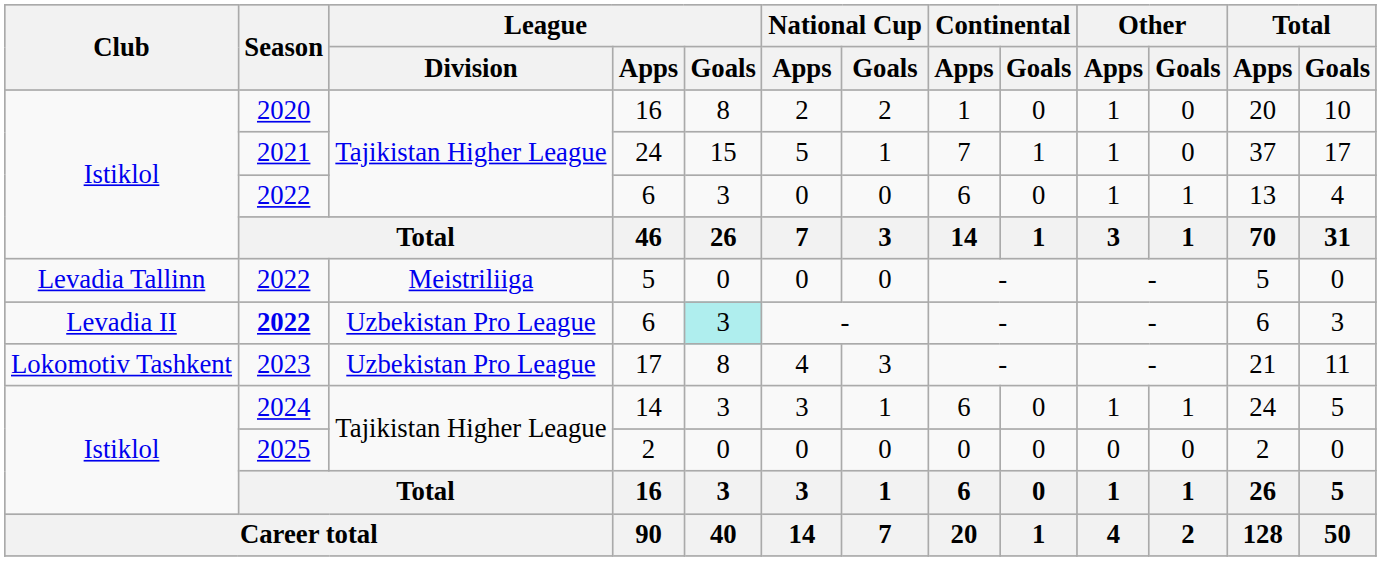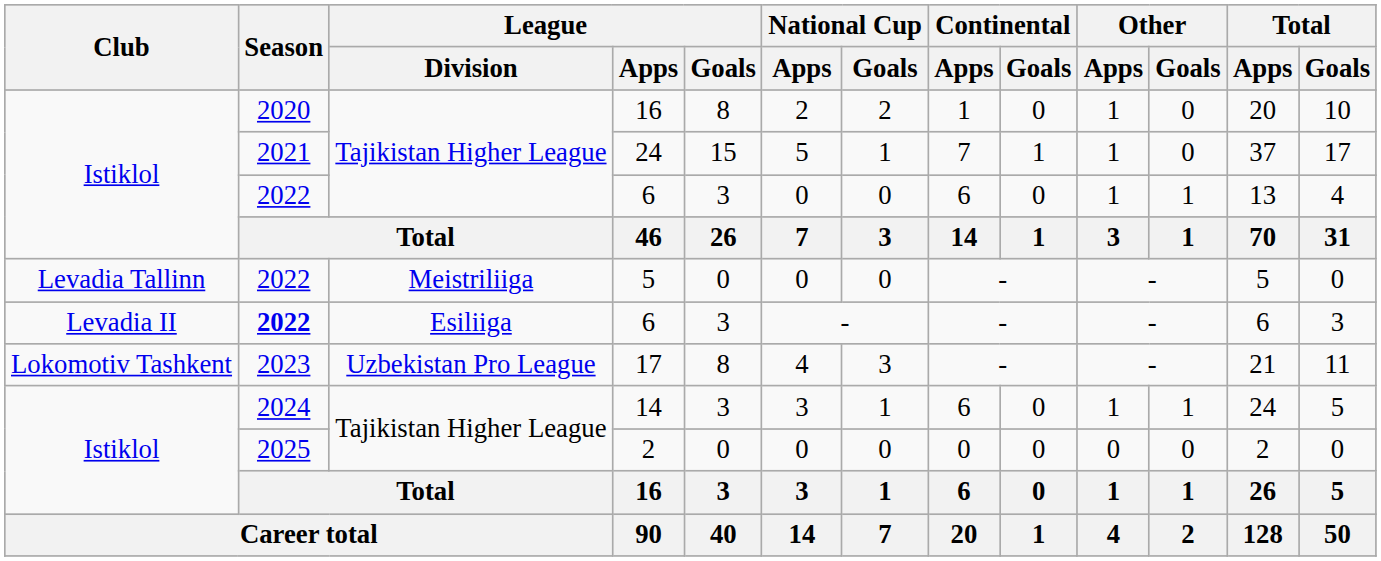(471, 322) Uzbekistan Pro League -> (471, 322) Esiliiga
(723, 322) paleturquoise background -> (723, 322) no background
